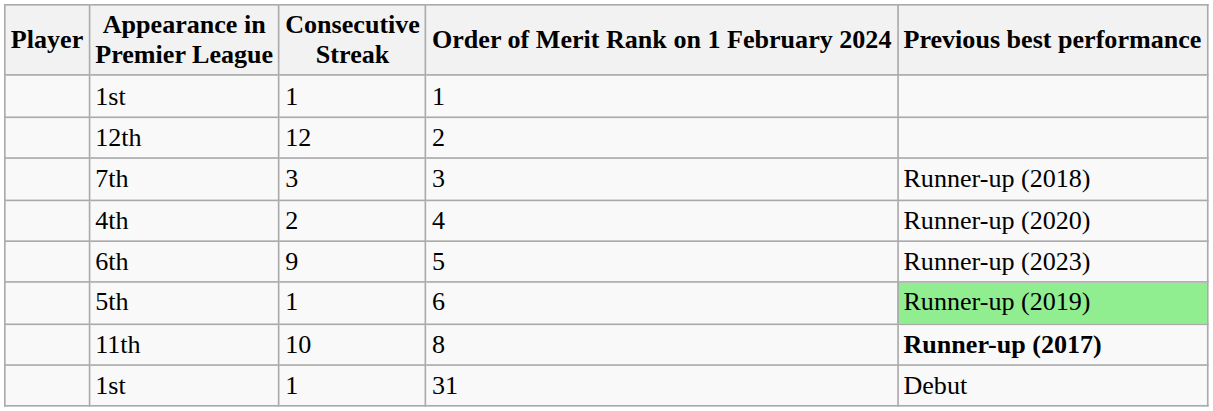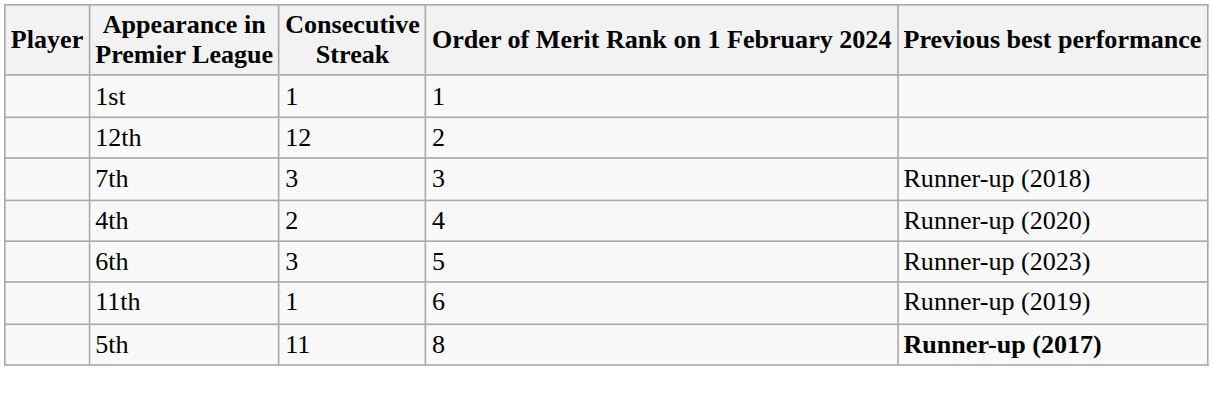(292, 261) 9 -> (292, 261) 3
(112, 302) 5th -> (118, 302) 11th
(997, 302) lightgreen background -> (997, 302) no background
(118, 344) 11th -> (112, 344) 5th
(298, 344) 10 -> (298, 344) 11
- row: (445, 385)
